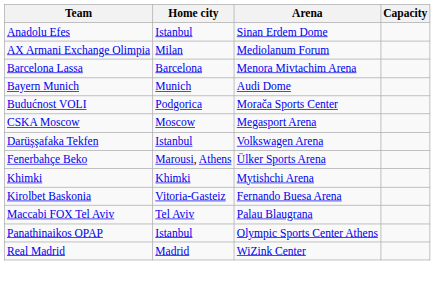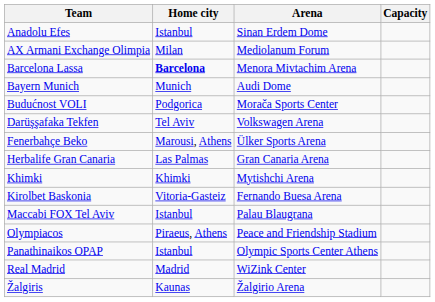(179, 68) normal -> (180, 68) bold
- row: (43, 123)
(174, 141) Istanbul -> (175, 123) Tel Aviv
+ row: (61, 159)
(175, 214) Tel Aviv -> (174, 214) Istanbul
+ row: (35, 232)
+ row: (25, 287)
